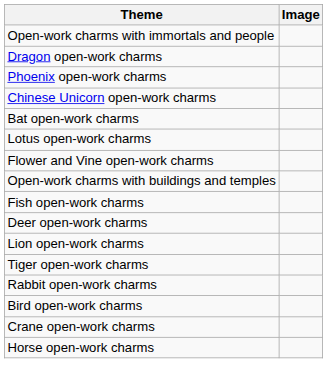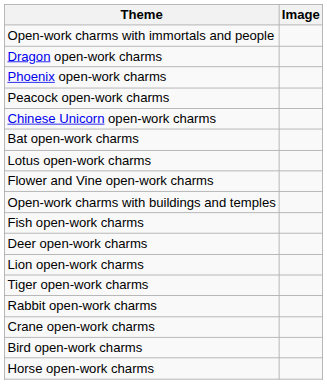+ row: (88, 98)
rows swapped: (75, 306) <-> (81, 327)
